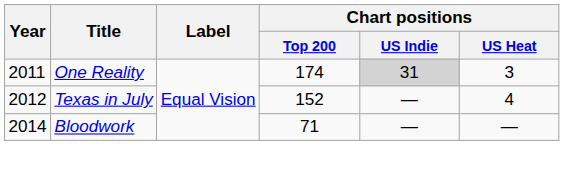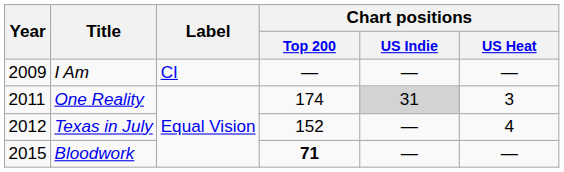+ row: (72, 72)
(28, 126) 2014 -> (28, 153) 2015
(309, 126) normal -> (309, 153) bold
